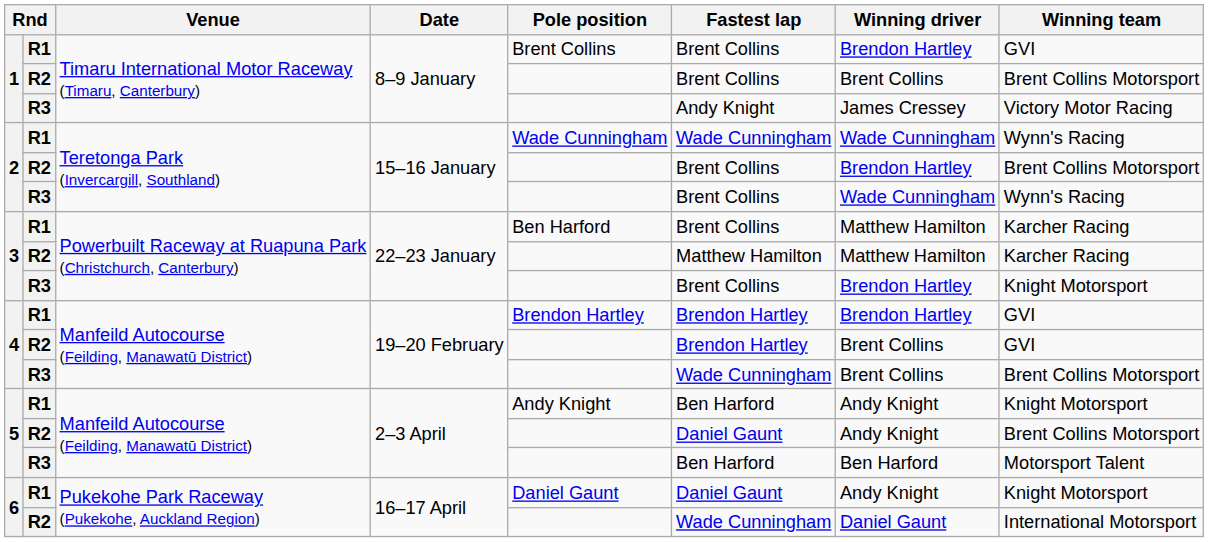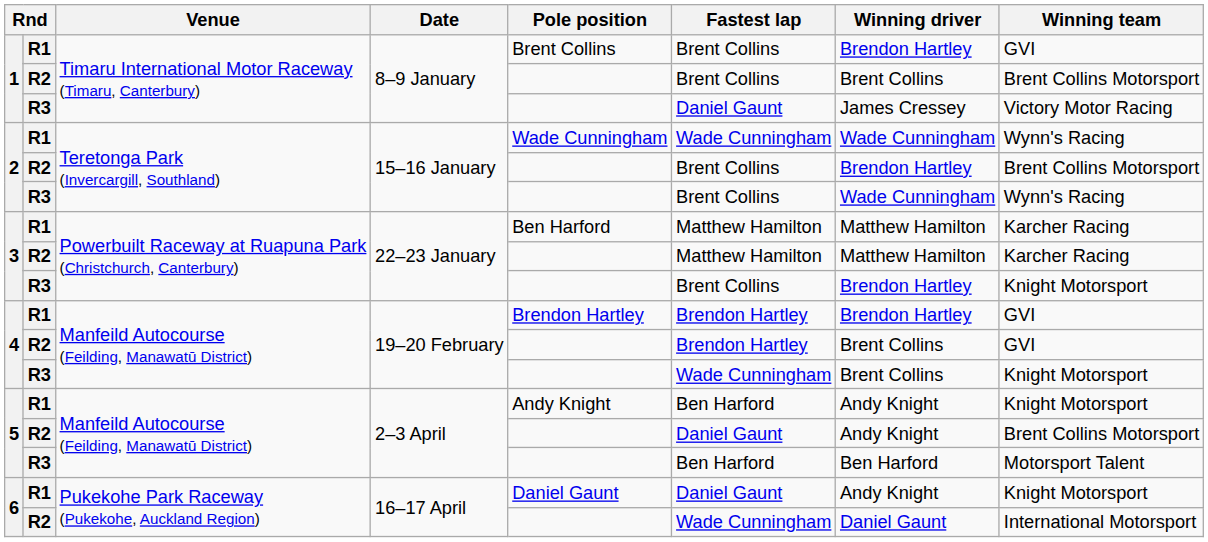(725, 108) Andy Knight -> (729, 108) Daniel Gaunt
(728, 226) Brent Collins -> (749, 226) Matthew Hamilton
(1102, 374) Brent Collins Motorsport -> (1076, 374) Knight Motorsport
